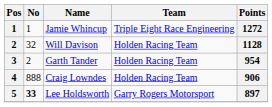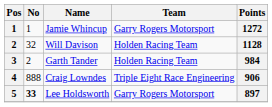(174, 29) Triple Eight Race Engineering -> (164, 29) Garry Rogers Motorsport
(252, 61) 954 -> (252, 61) 984
(156, 77) Holden Racing Team -> (174, 77) Triple Eight Race Engineering
